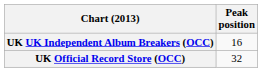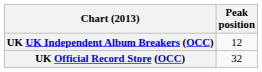(237, 42) 16 -> (237, 42) 12
